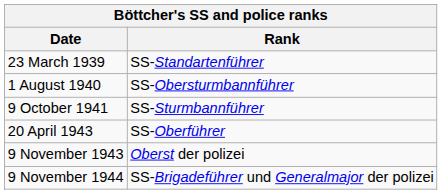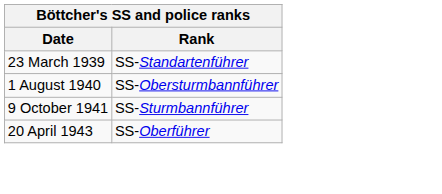- row: (66, 154)
- row: (66, 177)
